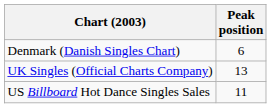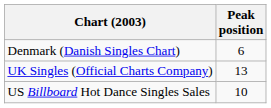(241, 92) 11 -> (241, 92) 10
